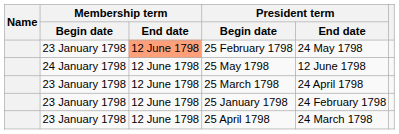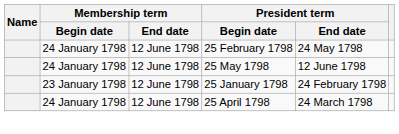(84, 48) 23 January 1798 -> (84, 48) 24 January 1798
(165, 48) lightsalmon background -> (165, 48) no background
- row: (242, 84)
(84, 119) 23 January 1798 -> (84, 102) 24 January 1798
